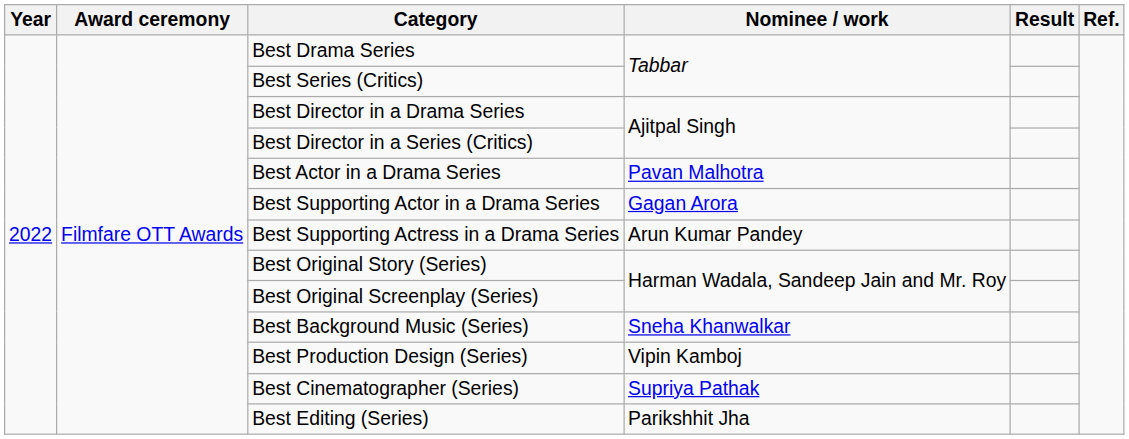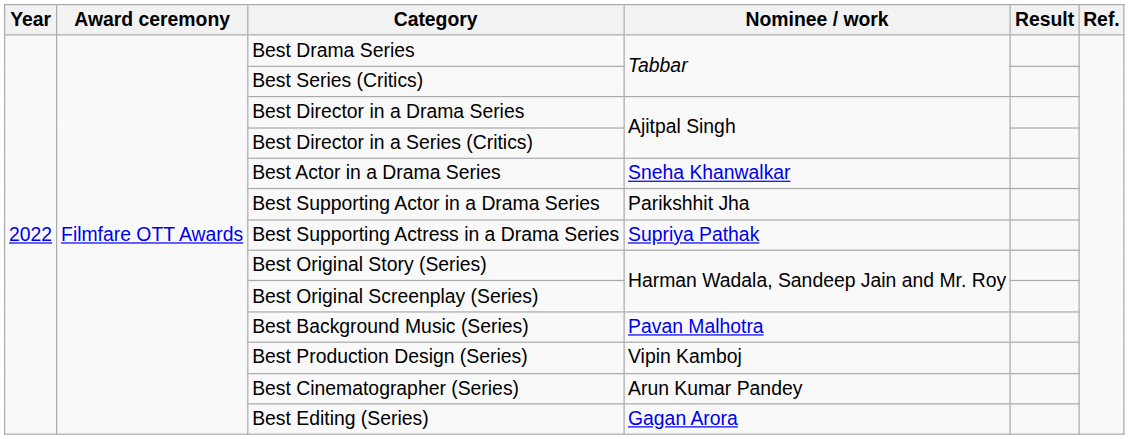(696, 173) Pavan Malhotra -> (709, 173) Sneha Khanwalkar
(683, 204) Gagan Arora -> (689, 204) Parikshhit Jha
(715, 234) Arun Kumar Pandey -> (694, 234) Supriya Pathak
(709, 326) Sneha Khanwalkar -> (696, 326) Pavan Malhotra
(694, 388) Supriya Pathak -> (715, 388) Arun Kumar Pandey
(689, 419) Parikshhit Jha -> (683, 419) Gagan Arora
